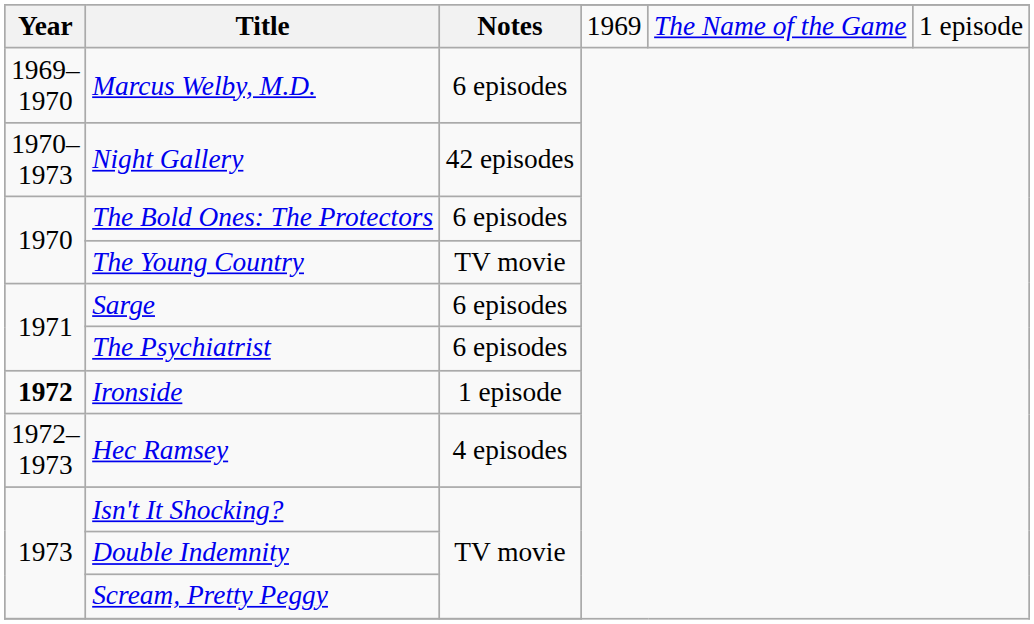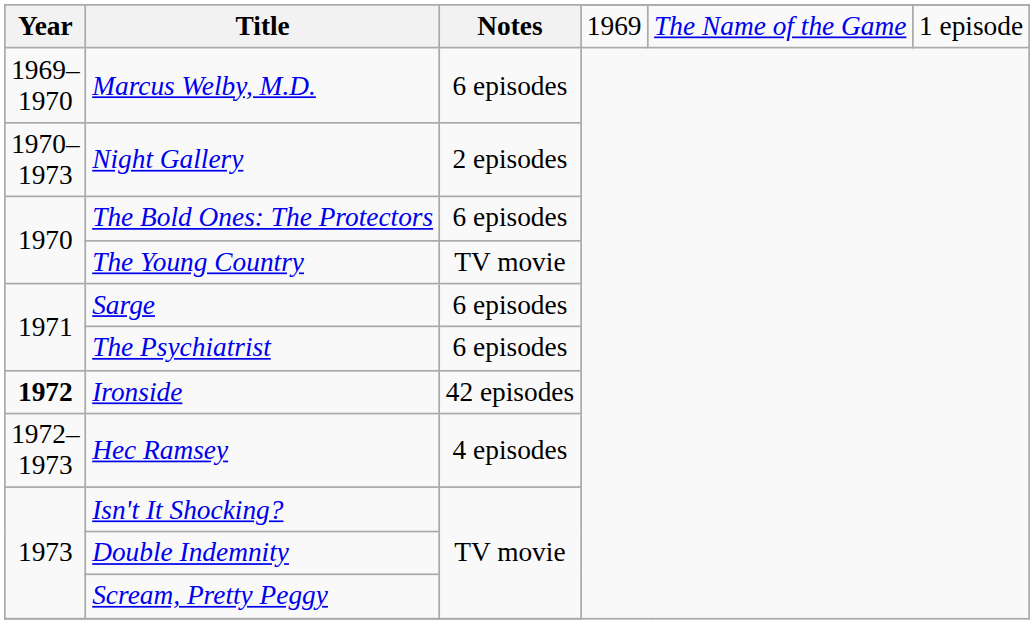(510, 159) 42 episodes -> (510, 159) 2 episodes
(510, 391) 1 episode -> (510, 391) 42 episodes
